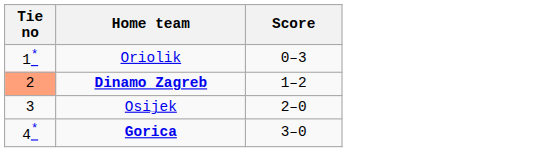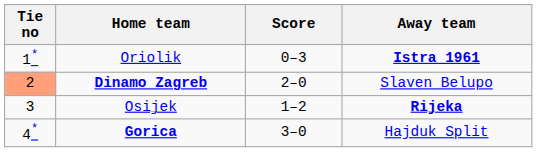+ column: (437, 25)
(294, 84) 1–2 -> (294, 84) 2–0
(294, 107) 2–0 -> (294, 107) 1–2
